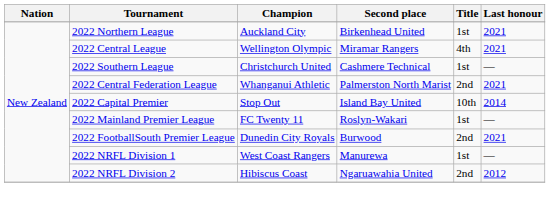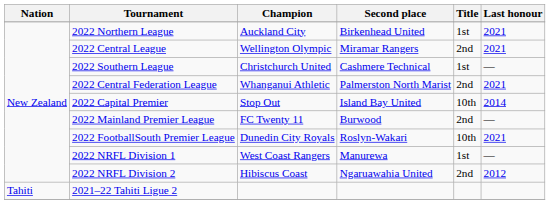(463, 48) 4th -> (465, 48) 2nd
(373, 119) Roslyn-Wakari -> (361, 119) Burwood
(463, 119) 1st -> (465, 119) 2nd
(361, 137) Burwood -> (373, 137) Roslyn-Wakari
(465, 137) 2nd -> (466, 137) 10th
+ row: (125, 191)
